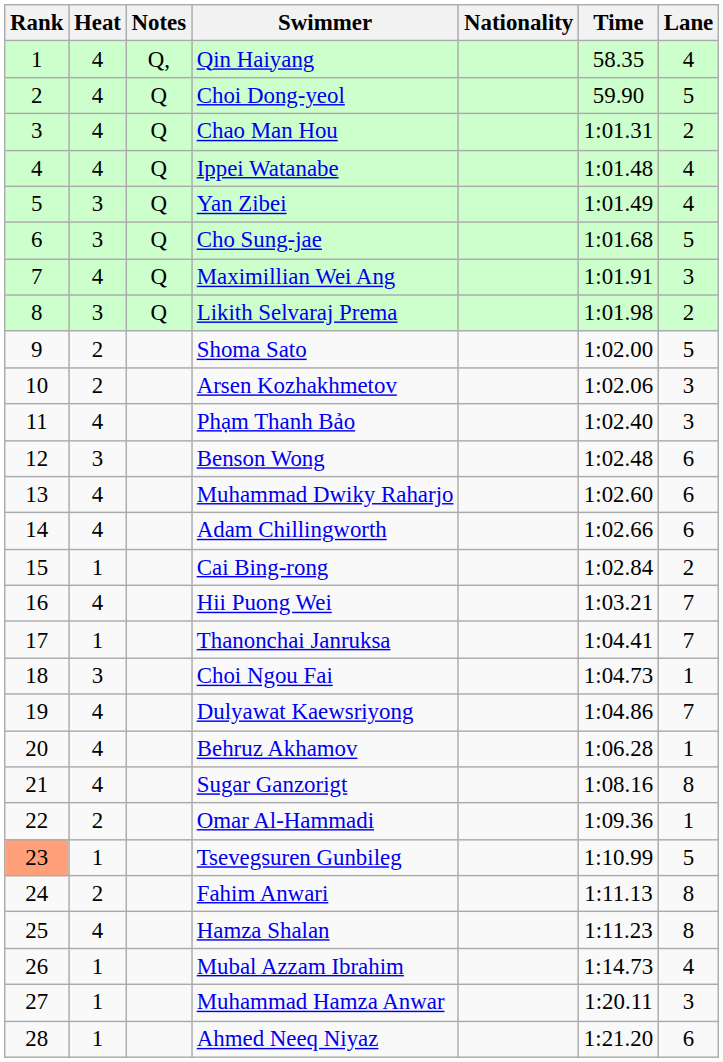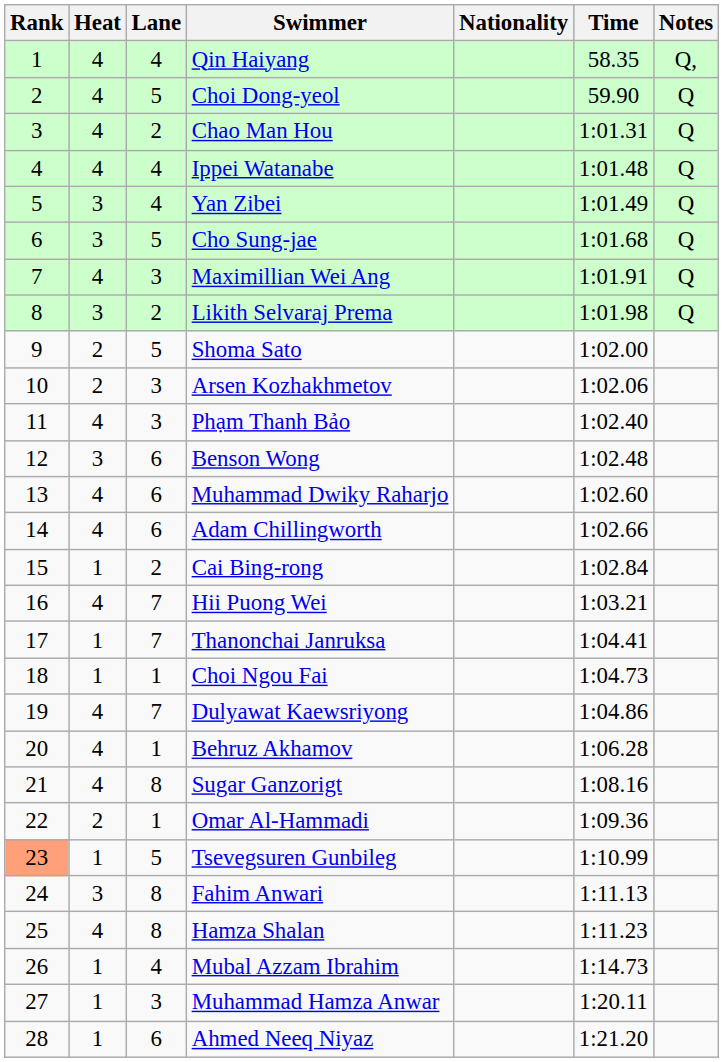columns swapped: (688, 22) <-> (159, 22)
(97, 675) 3 -> (97, 675) 1
(97, 893) 2 -> (97, 893) 3
